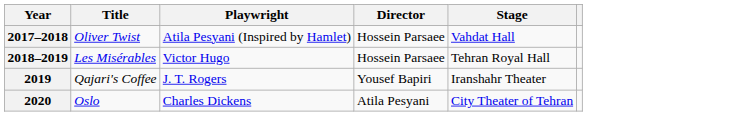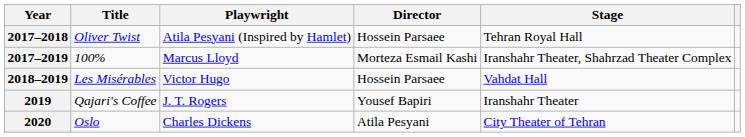(483, 36) Vahdat Hall -> (533, 36) Tehran Royal Hall
+ row: (38, 57)
(501, 57) Tehran Royal Hall -> (515, 79) Vahdat Hall
